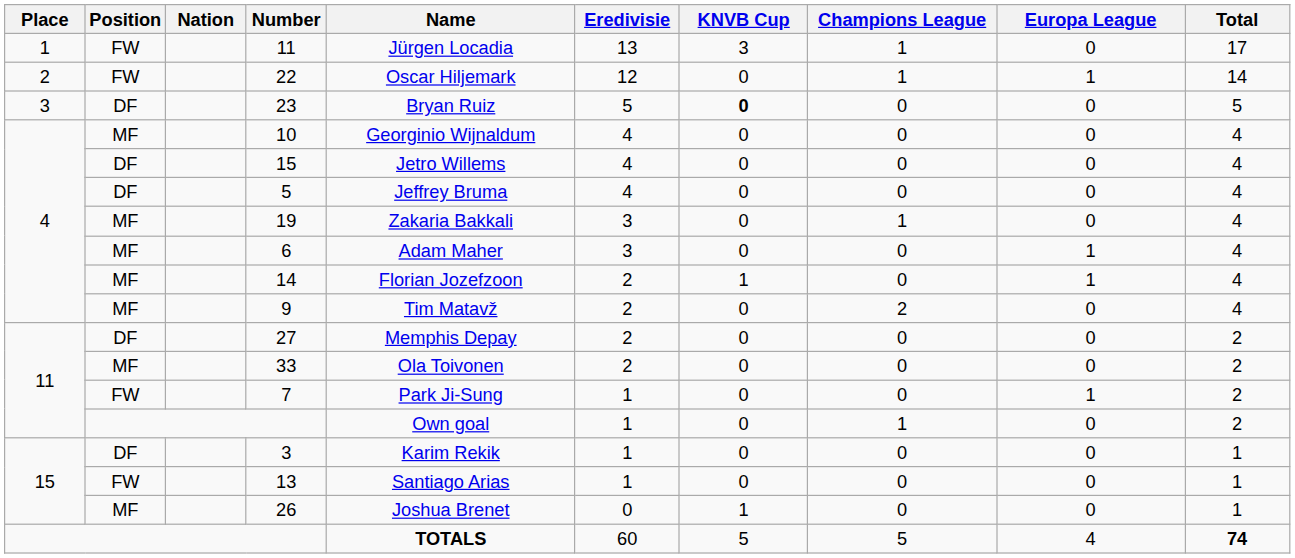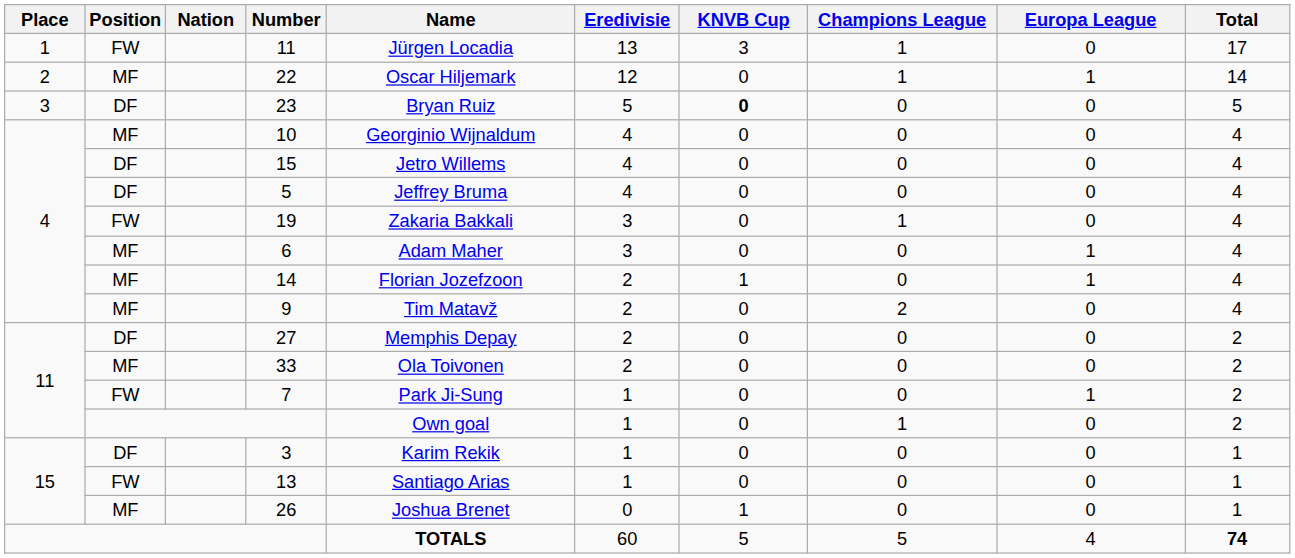(125, 77) FW -> (125, 77) MF
(125, 221) MF -> (125, 221) FW
